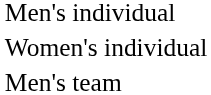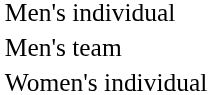rows swapped: (63, 82) <-> (106, 47)
